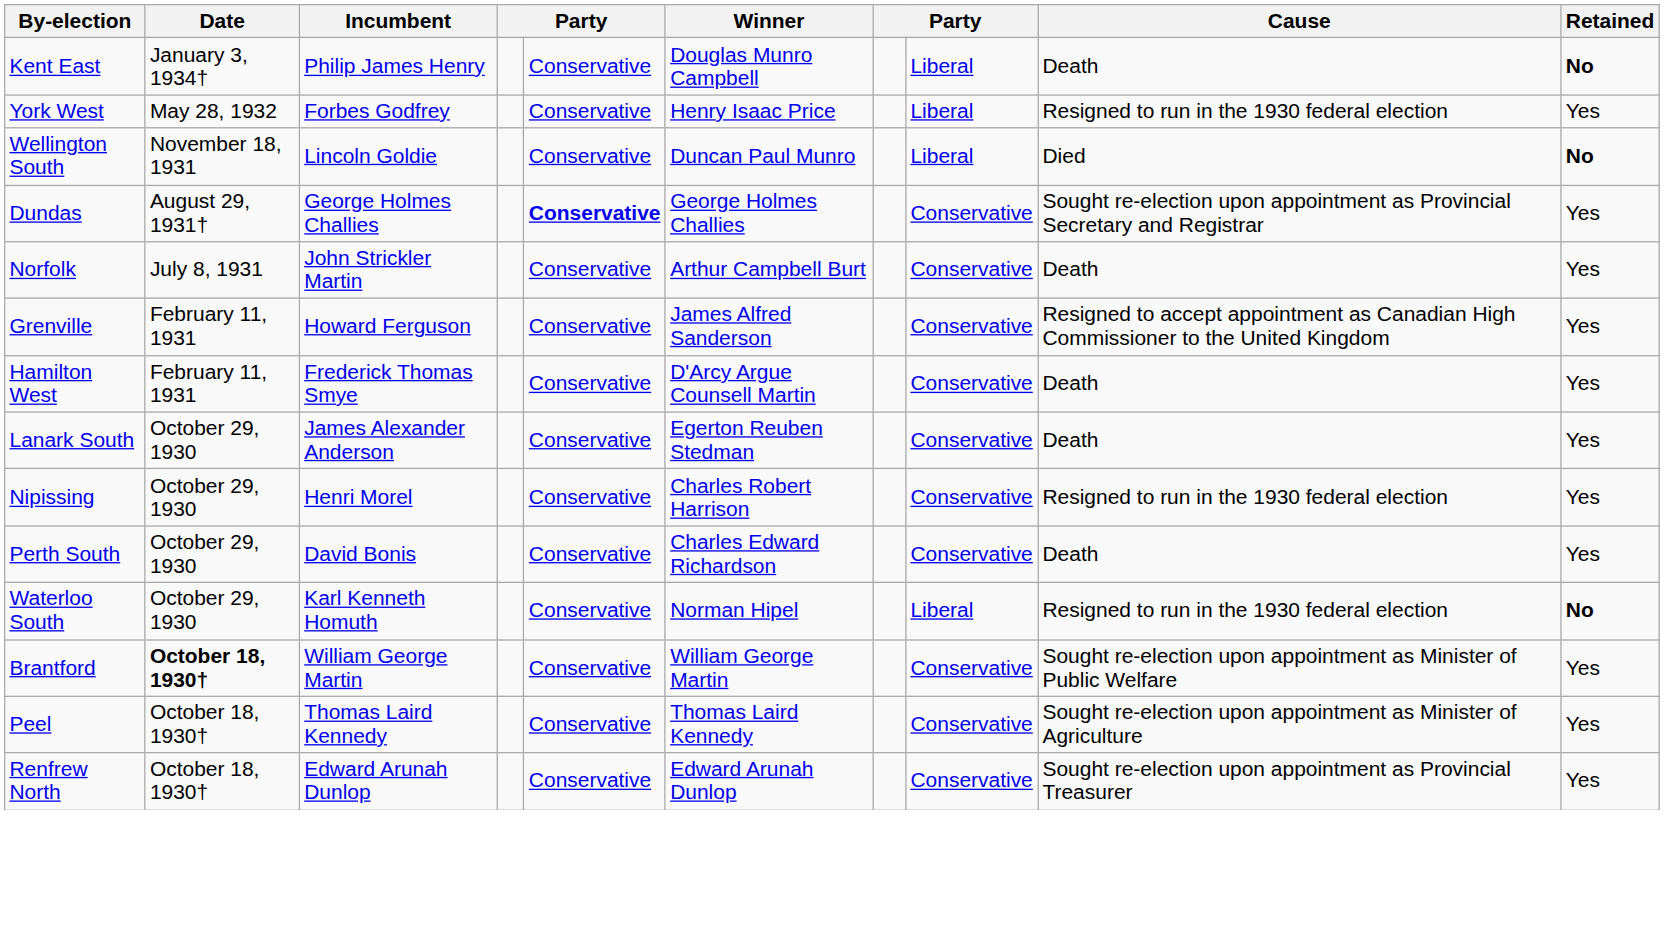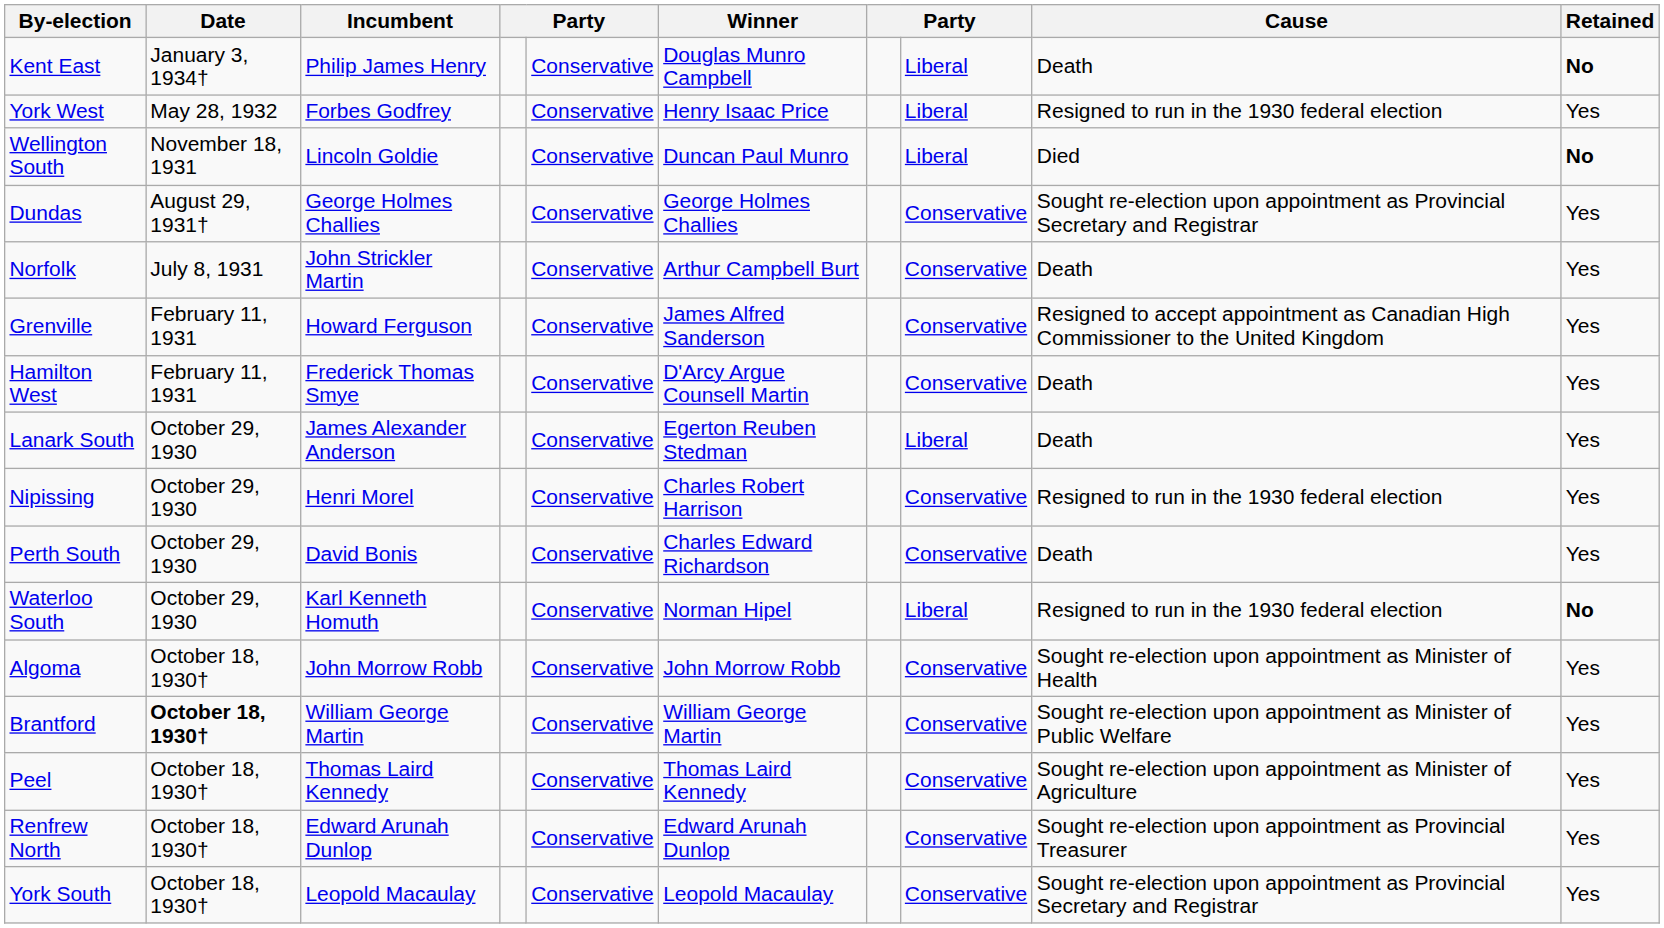(595, 213) bold -> (592, 213) normal
(972, 440) Conservative -> (936, 440) Liberal
+ row: (45, 667)
+ row: (60, 894)
